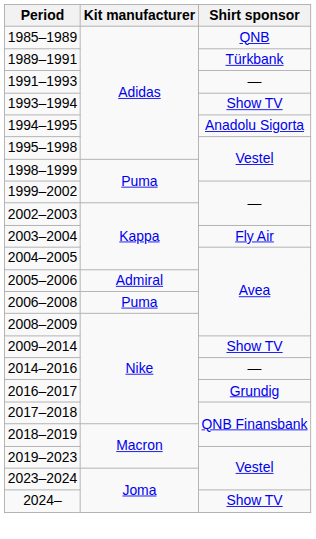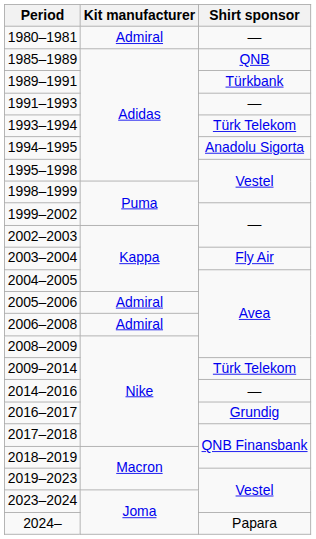+ row: (42, 37)
(255, 103) Show TV -> (255, 125) Türk Telekom
(139, 302) Puma -> (139, 324) Admiral
(255, 346) Show TV -> (255, 368) Türk Telekom
(255, 501) Show TV -> (255, 523) Papara
